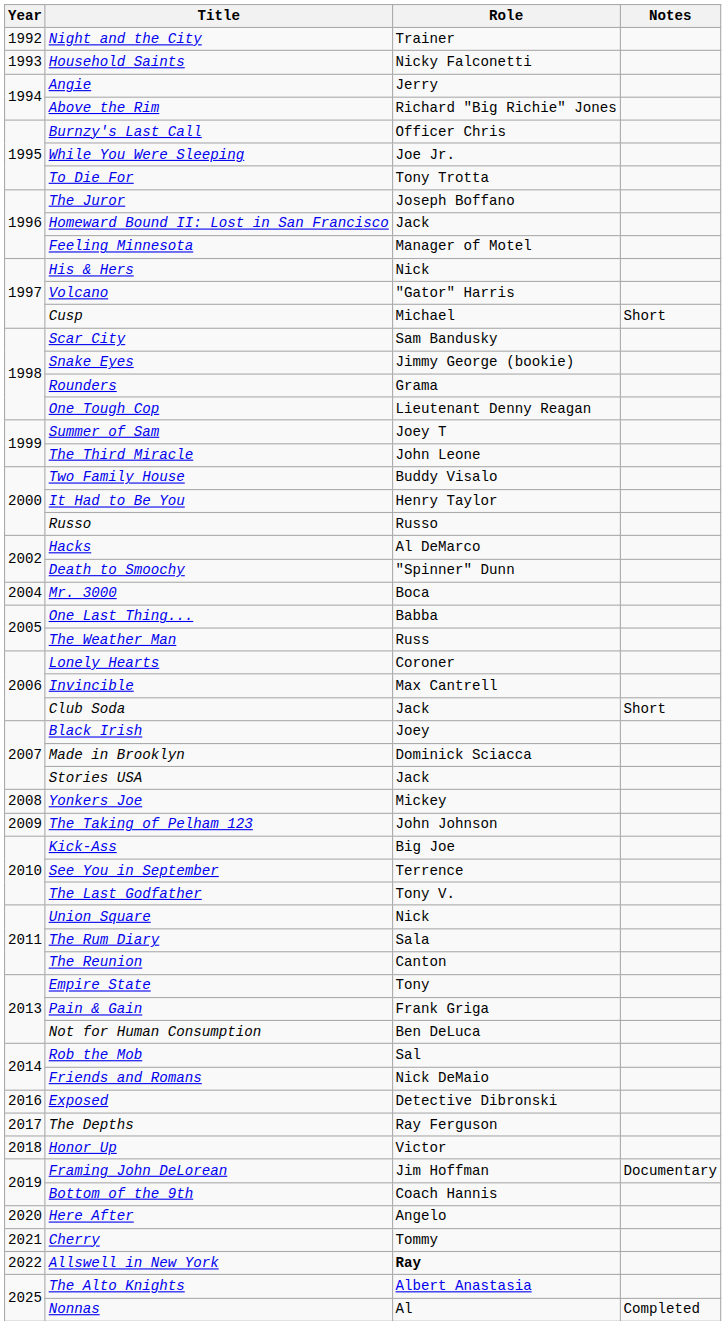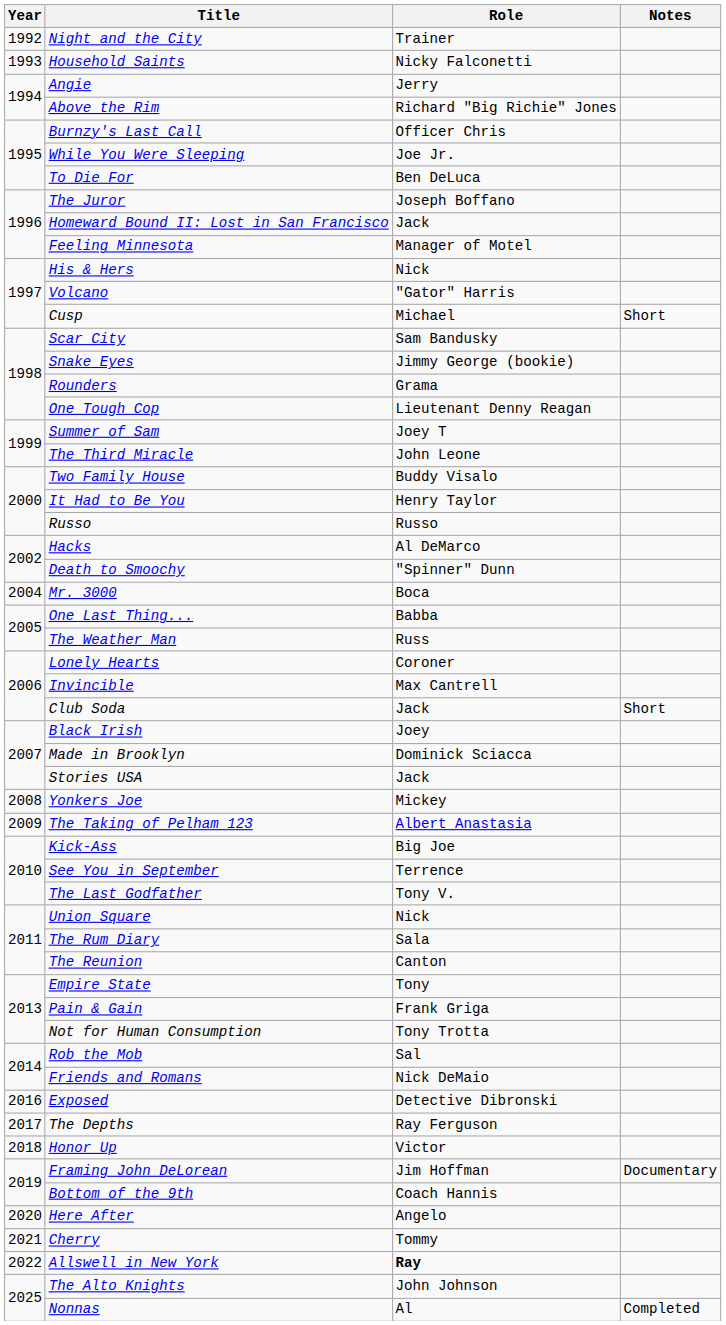(442, 178) Tony Trotta -> (438, 178) Ben DeLuca
(447, 824) John Johnson -> (464, 824) Albert Anastasia
(438, 1032) Ben DeLuca -> (442, 1032) Tony Trotta
(464, 1286) Albert Anastasia -> (447, 1286) John Johnson
